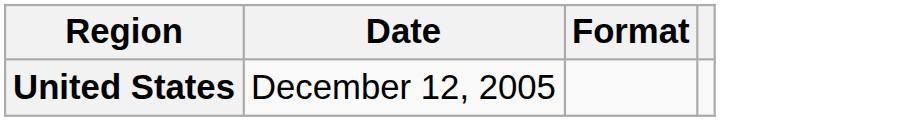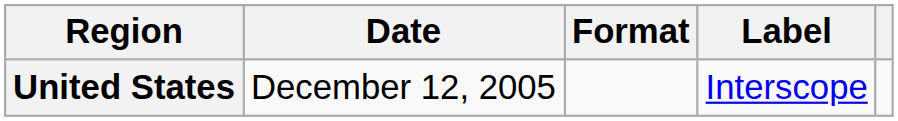+ column: (787, 32)
